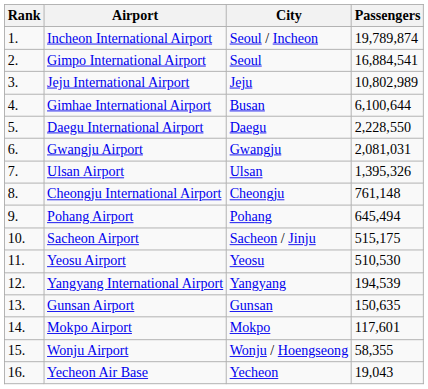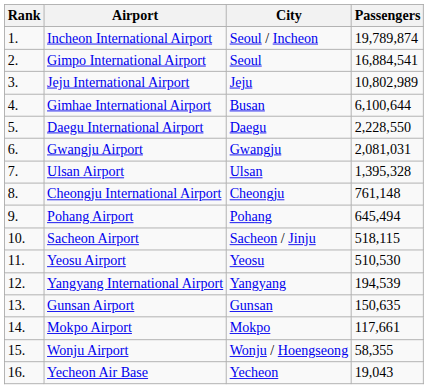(383, 171) 1,395,326 -> (383, 171) 1,395,328
(378, 238) 515,175 -> (377, 238) 518,115
(377, 328) 117,601 -> (377, 328) 117,661
